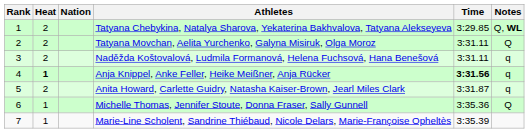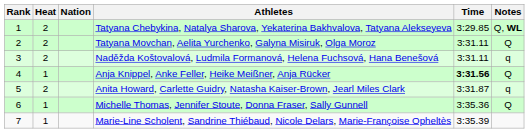(45, 74) bold -> (45, 74) normal
(508, 74) q -> (508, 74) Q
